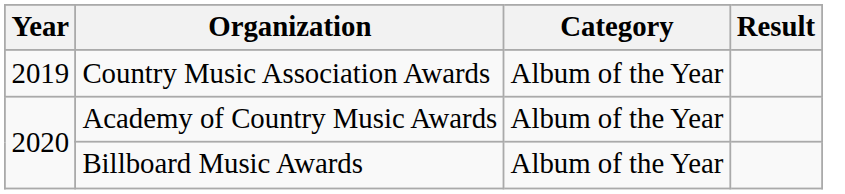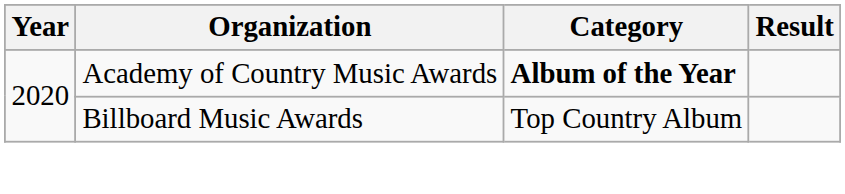- row: (286, 73)
(617, 118) normal -> (623, 73) bold
(617, 164) Album of the Year -> (626, 118) Top Country Album
